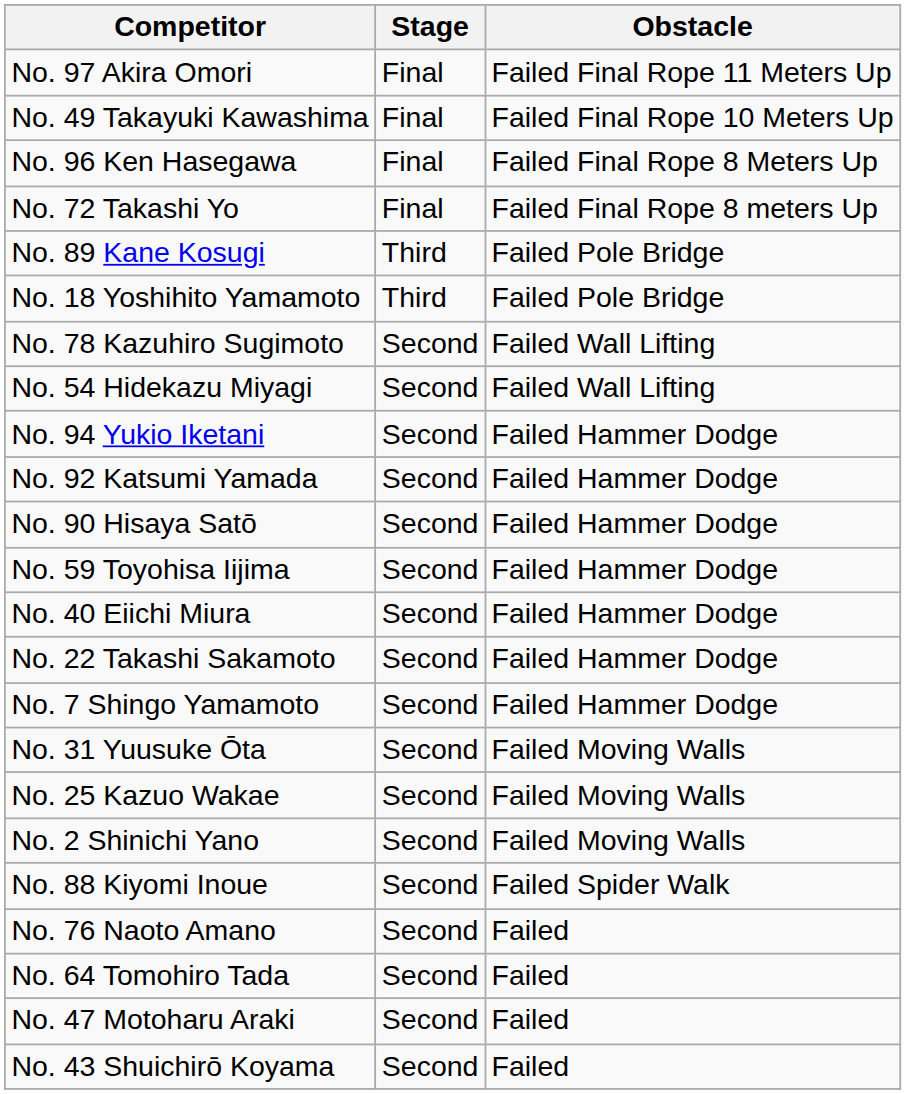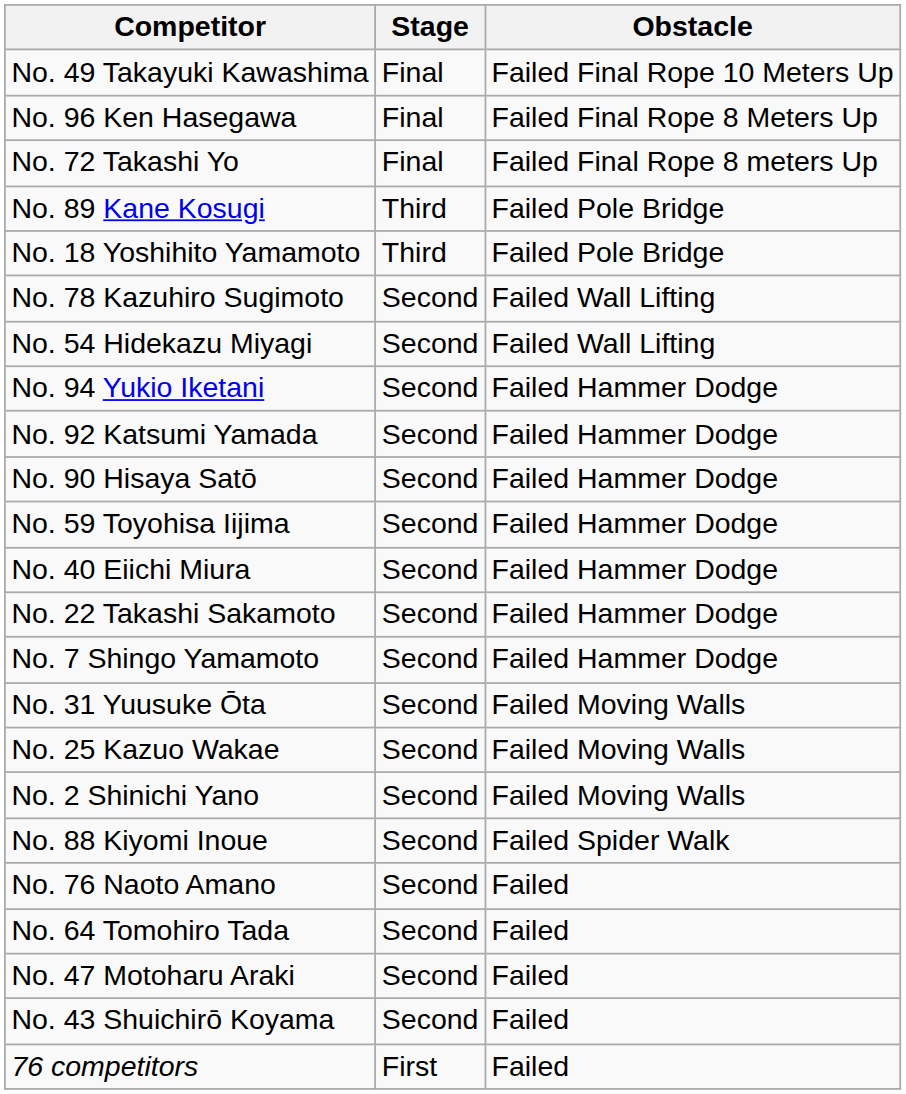- row: (132, 72)
+ row: (105, 1065)
